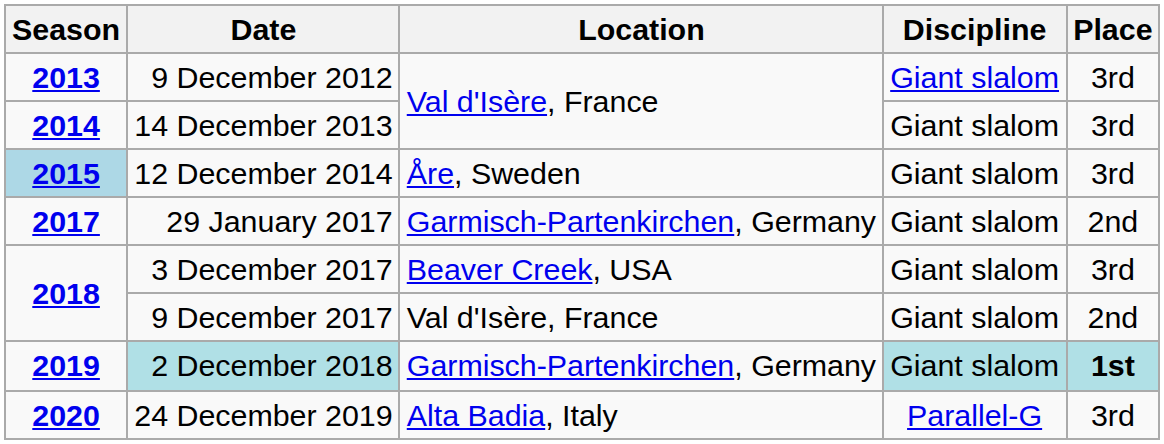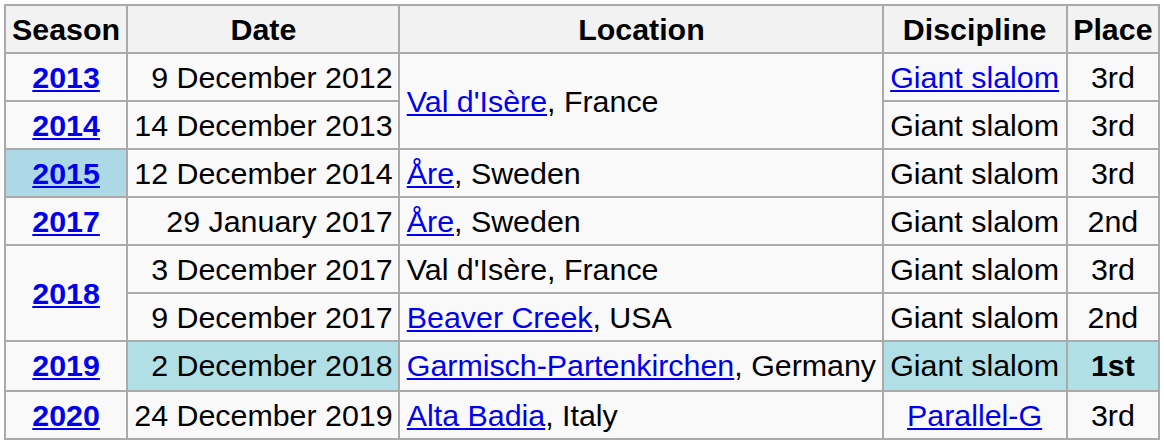(641, 222) Garmisch-Partenkirchen, Germany -> (494, 222) Åre, Sweden
(539, 270) Beaver Creek, USA -> (533, 270) Val d'Isère, France
(533, 318) Val d'Isère, France -> (539, 318) Beaver Creek, USA
